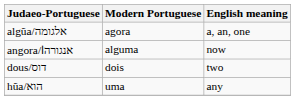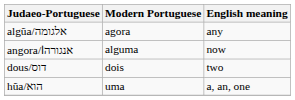(228, 31) a, an, one -> (215, 31) any
(215, 86) any -> (228, 86) a, an, one
